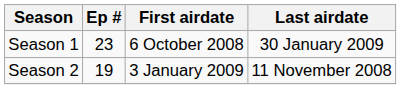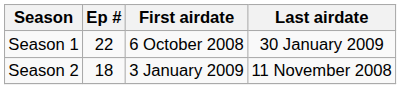(104, 44) 23 -> (104, 44) 22
(104, 70) 19 -> (104, 70) 18
